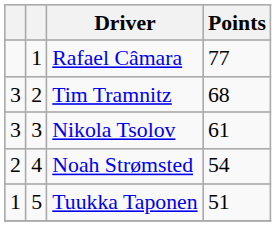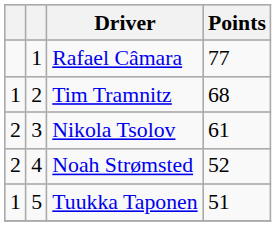(15, 93) 3 -> (15, 93) 1
(15, 129) 3 -> (15, 129) 2
(219, 165) 54 -> (219, 165) 52
